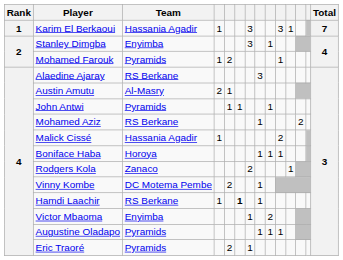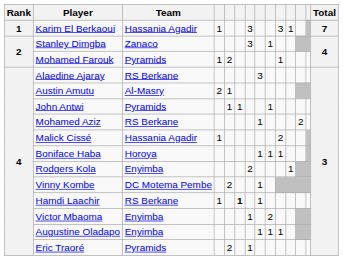(144, 44) Enyimba -> (141, 44) Zanaco
(141, 170) Zanaco -> (144, 170) Enyimba
(145, 232) Pyramids -> (144, 232) Enyimba
